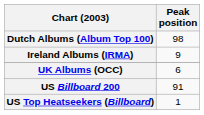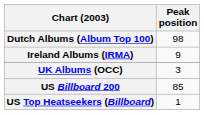(178, 70) 6 -> (178, 70) 3
(178, 86) 91 -> (178, 86) 85
